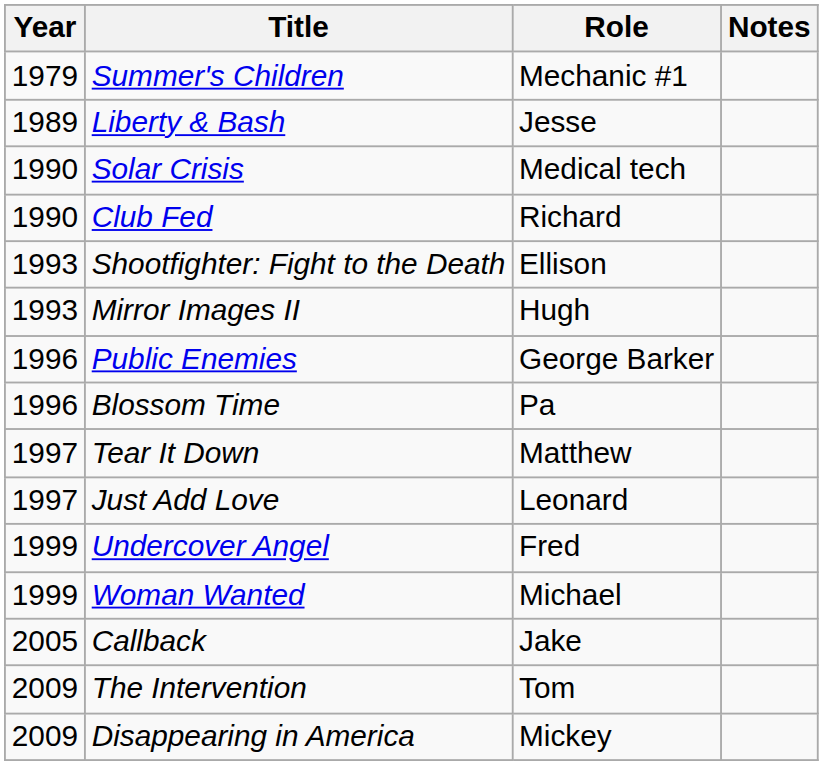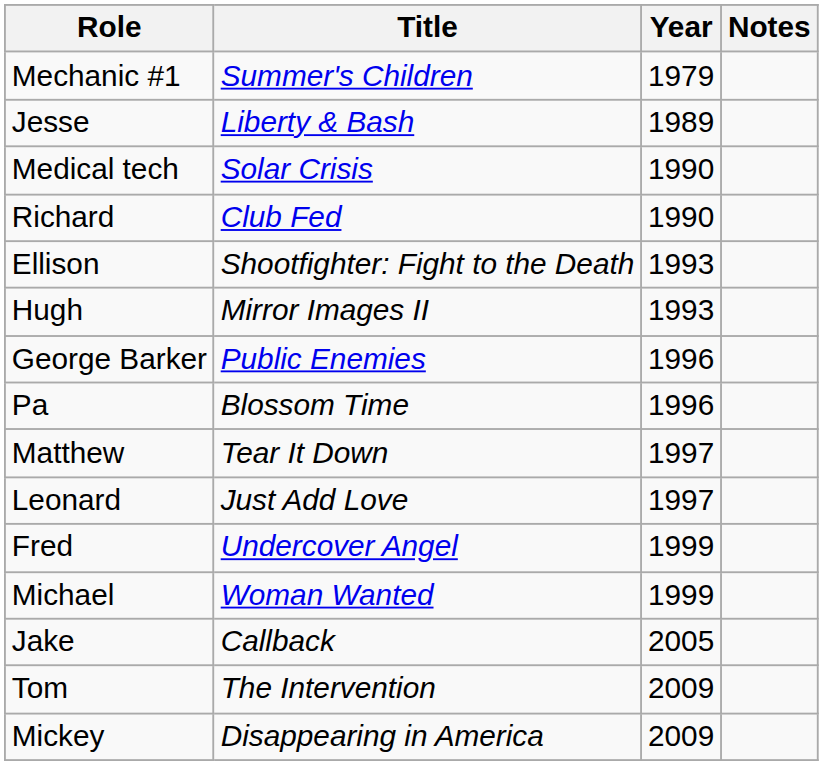columns swapped: (45, 28) <-> (617, 28)
